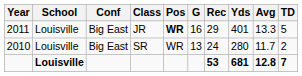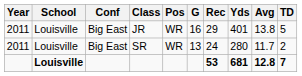(175, 29) bold -> (174, 29) normal
(266, 29) 13.3 -> (265, 29) 13.8
(19, 46) 2010 -> (18, 46) 2011
